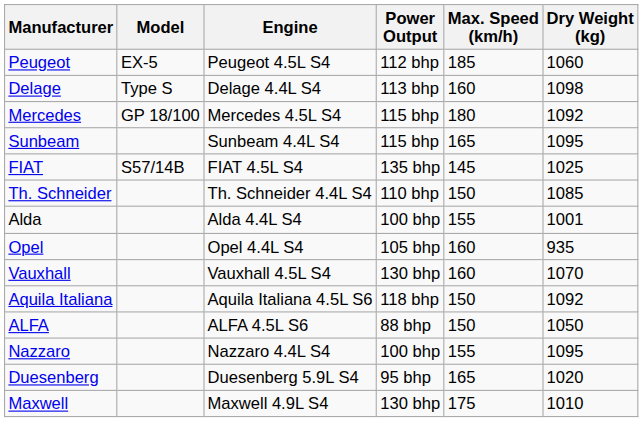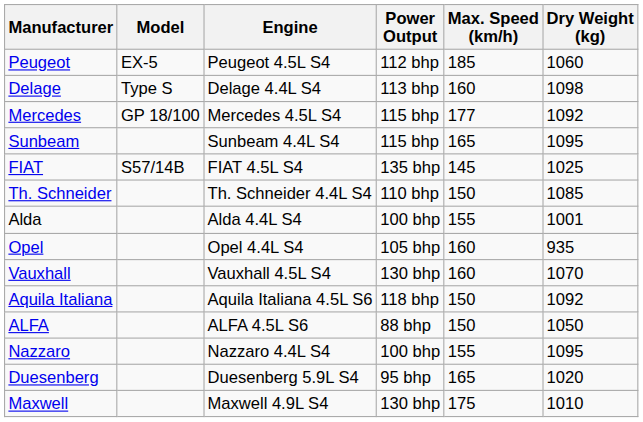(462, 115) 180 -> (462, 115) 177
